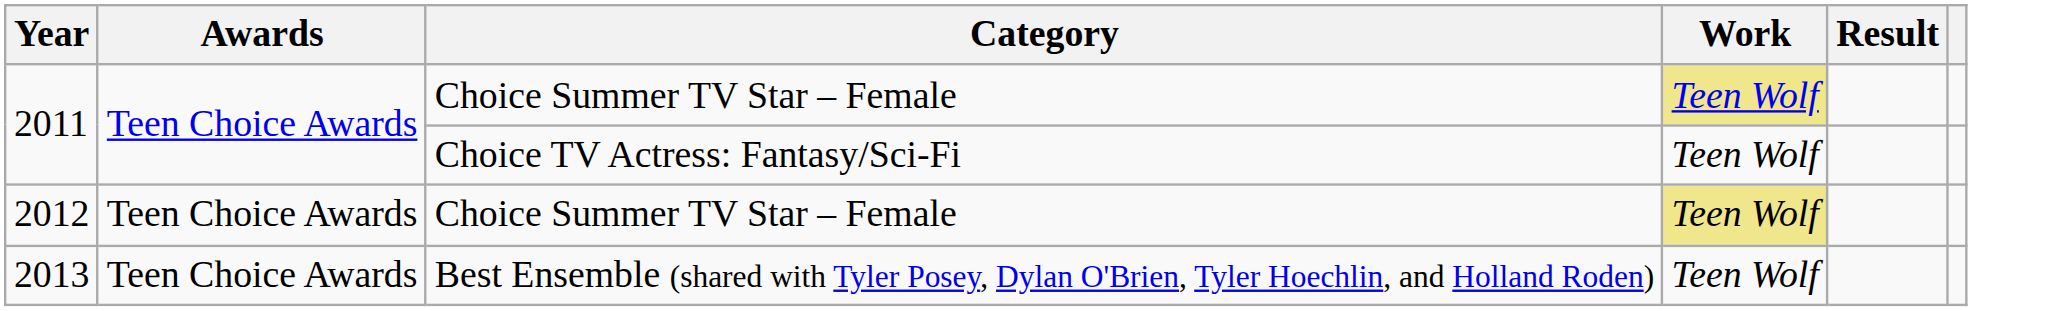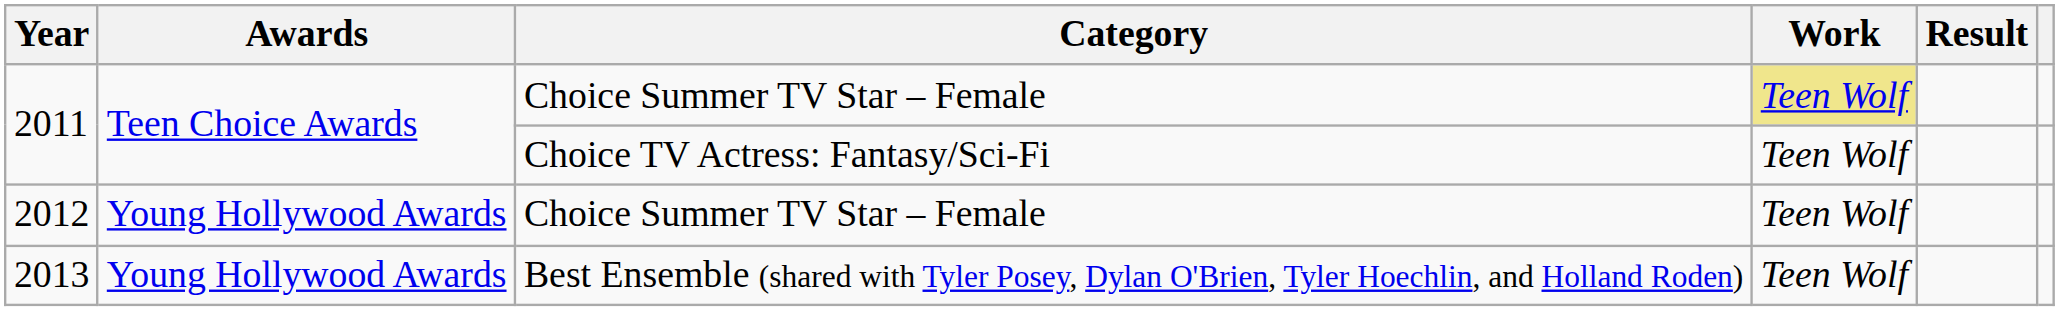(262, 214) Teen Choice Awards -> (307, 214) Young Hollywood Awards
(1745, 214) khaki background -> (1834, 214) no background
(262, 273) Teen Choice Awards -> (307, 273) Young Hollywood Awards
